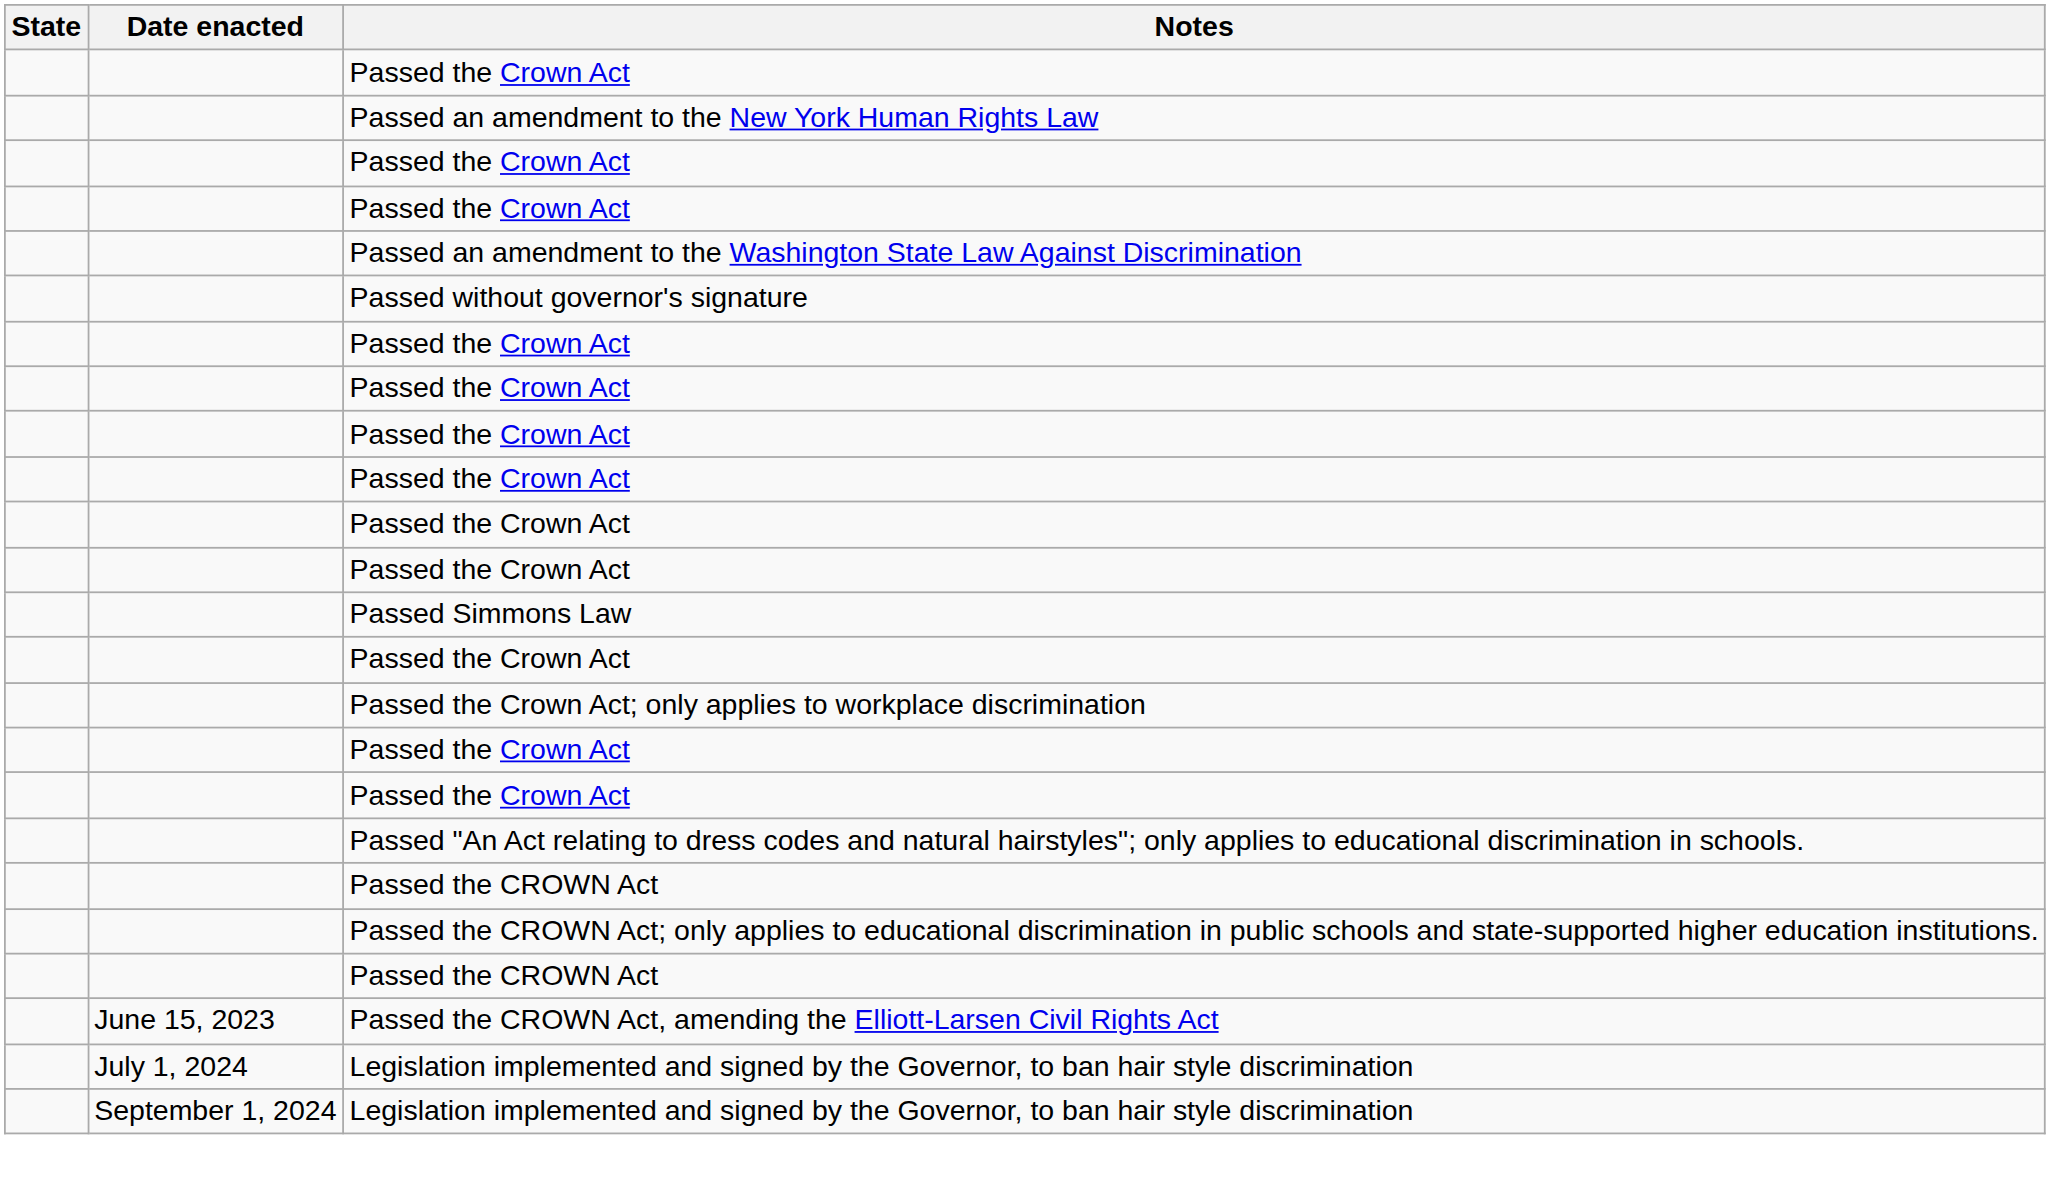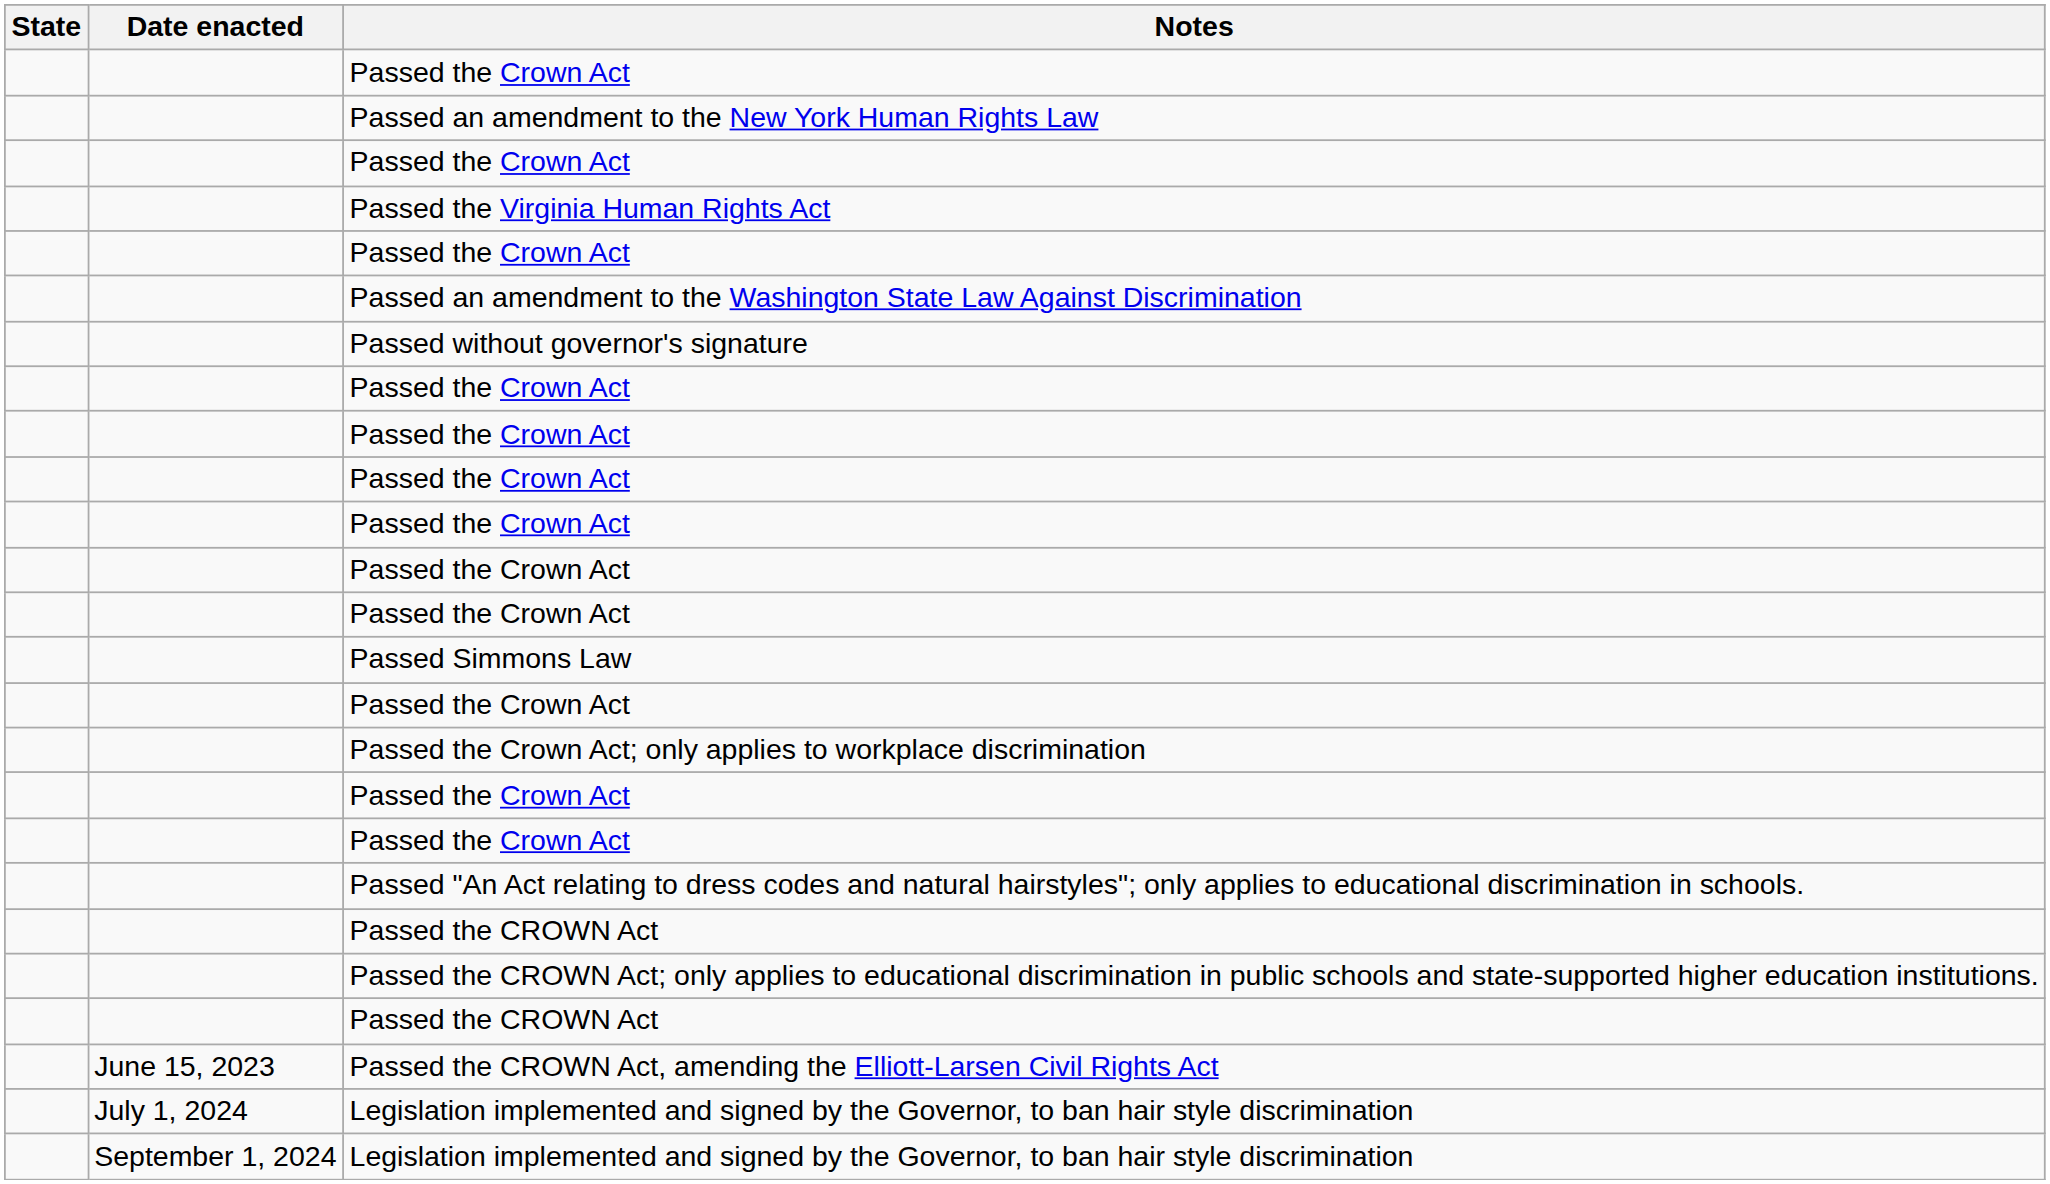+ row: (215, 208)
